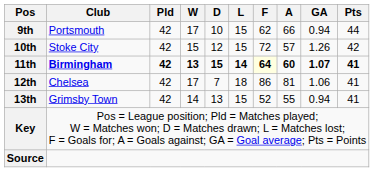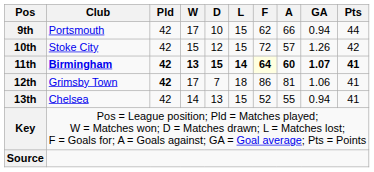(69, 82) Chelsea -> (83, 82) Grimsby Town
(165, 82) normal -> (165, 82) bold
(83, 99) Grimsby Town -> (69, 99) Chelsea
